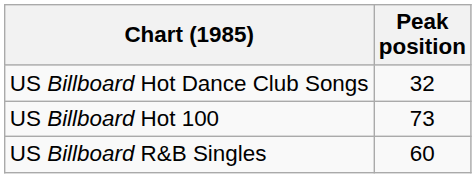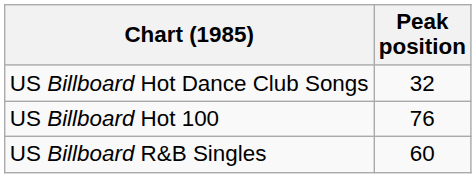(422, 118) 73 -> (422, 118) 76
